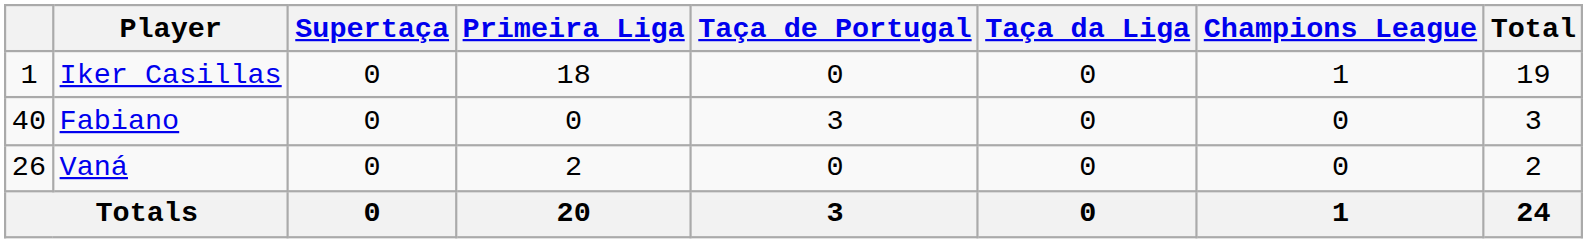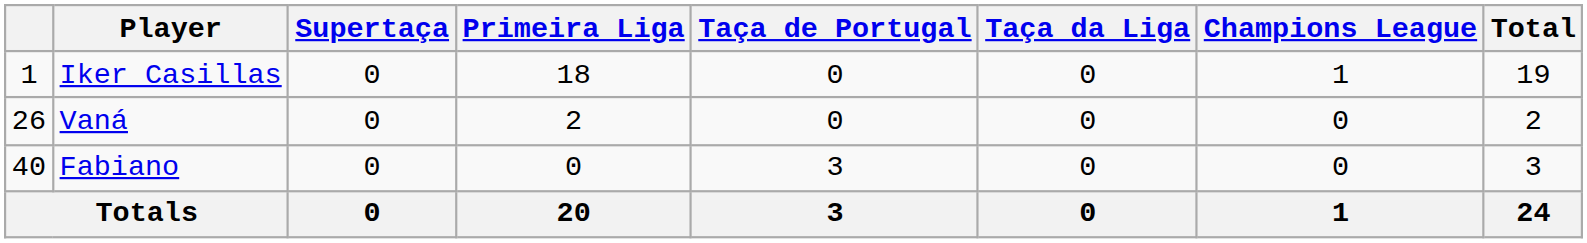rows swapped: (119, 121) <-> (94, 167)
